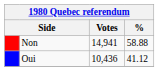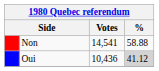(104, 43) 14,941 -> (104, 43) 14,541
(137, 59) no background -> (137, 59) lightgrey background
